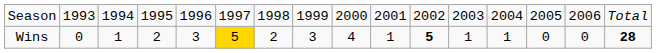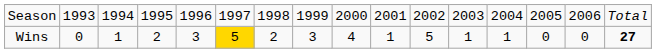(429, 38) bold -> (429, 38) normal
(628, 38) 28 -> (628, 38) 27
